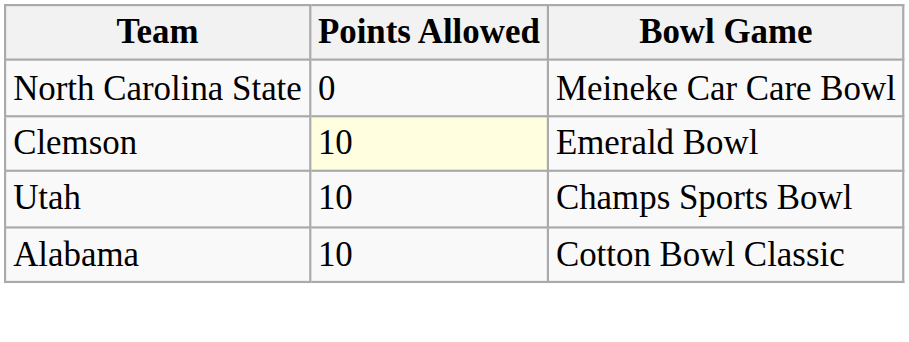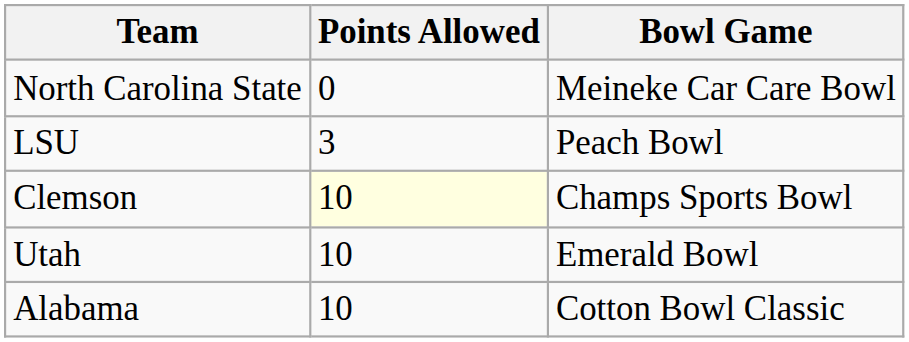+ row: (46, 142)
(657, 142) Emerald Bowl -> (704, 198) Champs Sports Bowl
(704, 198) Champs Sports Bowl -> (657, 253) Emerald Bowl
